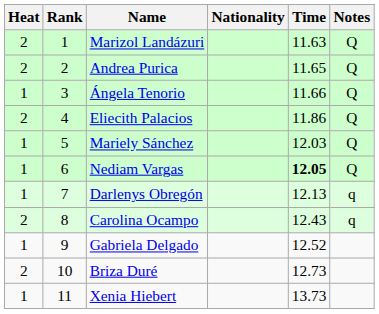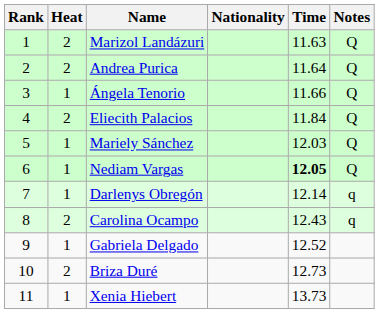columns swapped: (65, 17) <-> (24, 17)
(309, 67) 11.65 -> (309, 67) 11.64
(309, 118) 11.86 -> (309, 118) 11.84
(309, 194) 12.13 -> (309, 194) 12.14
